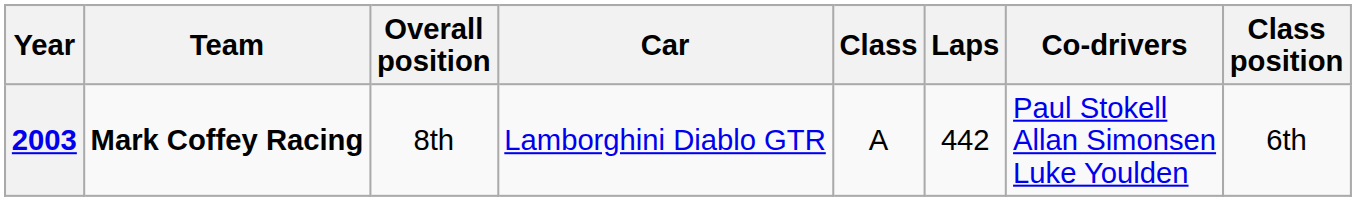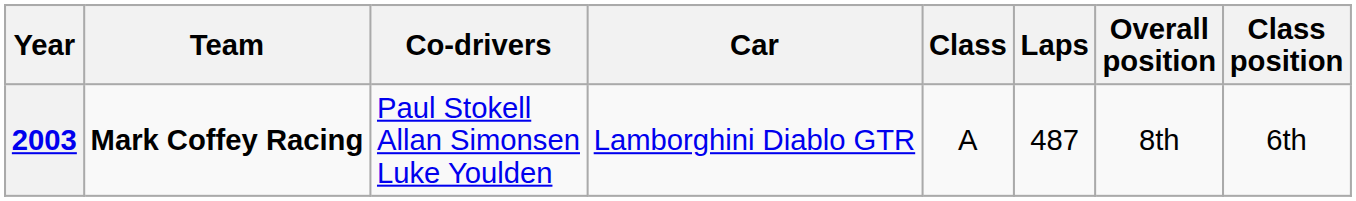columns swapped: (1115, 45) <-> (434, 45)
(965, 140) 442 -> (1055, 140) 487
